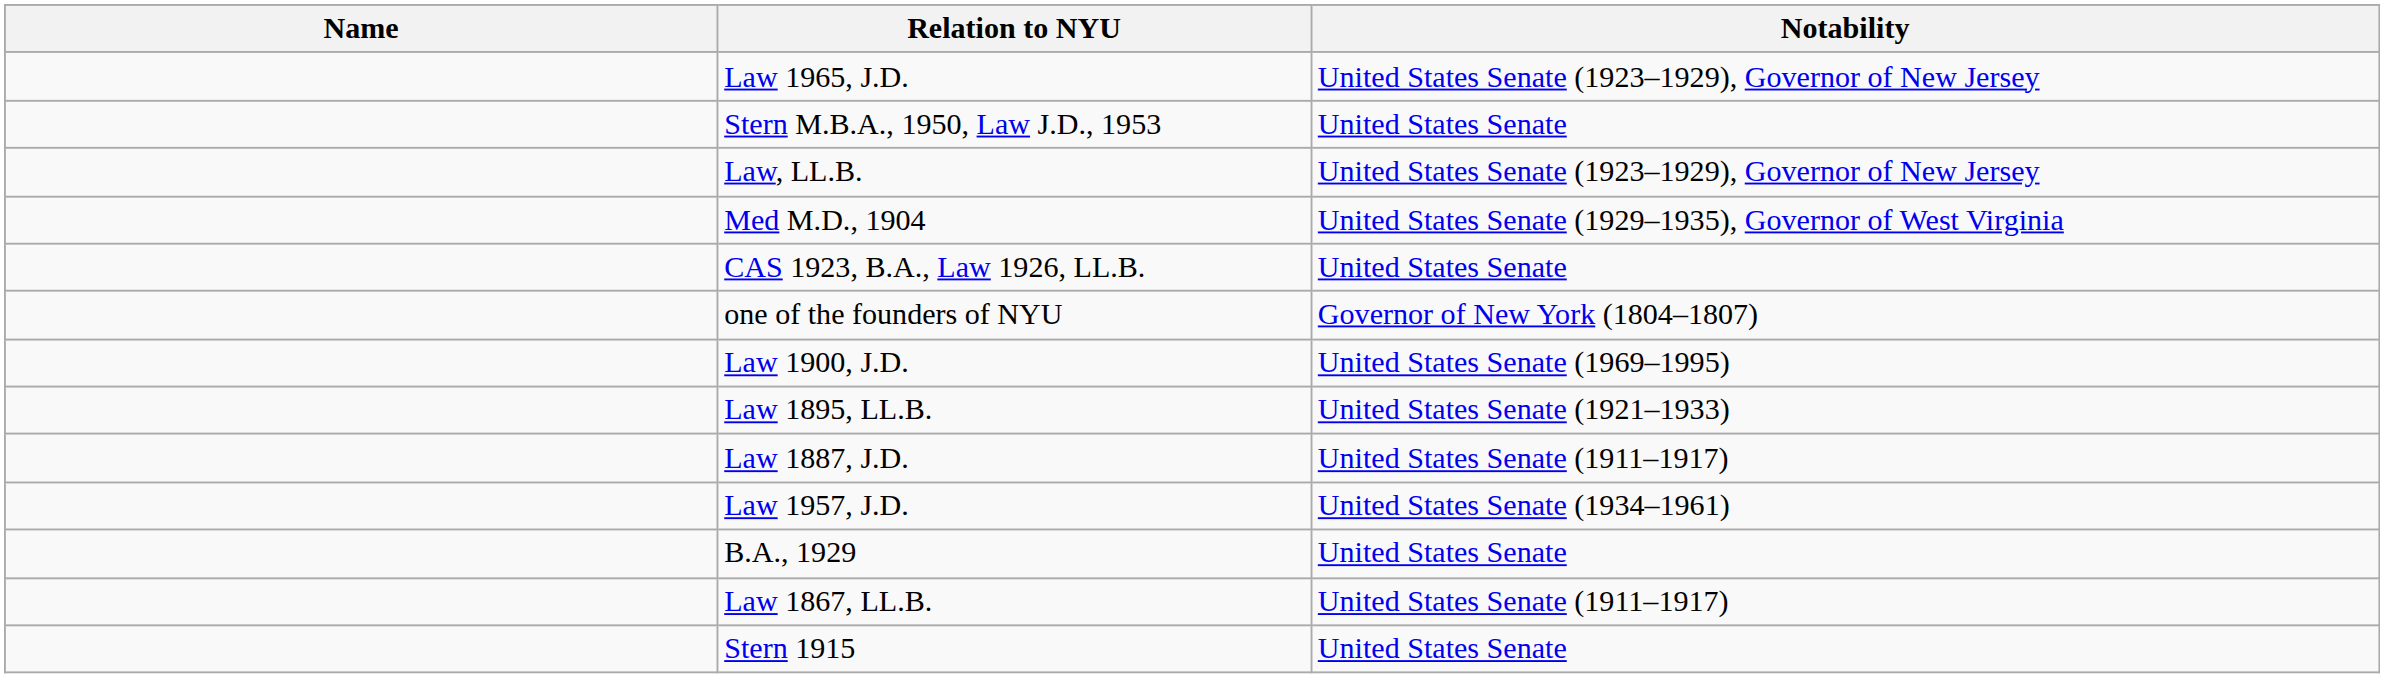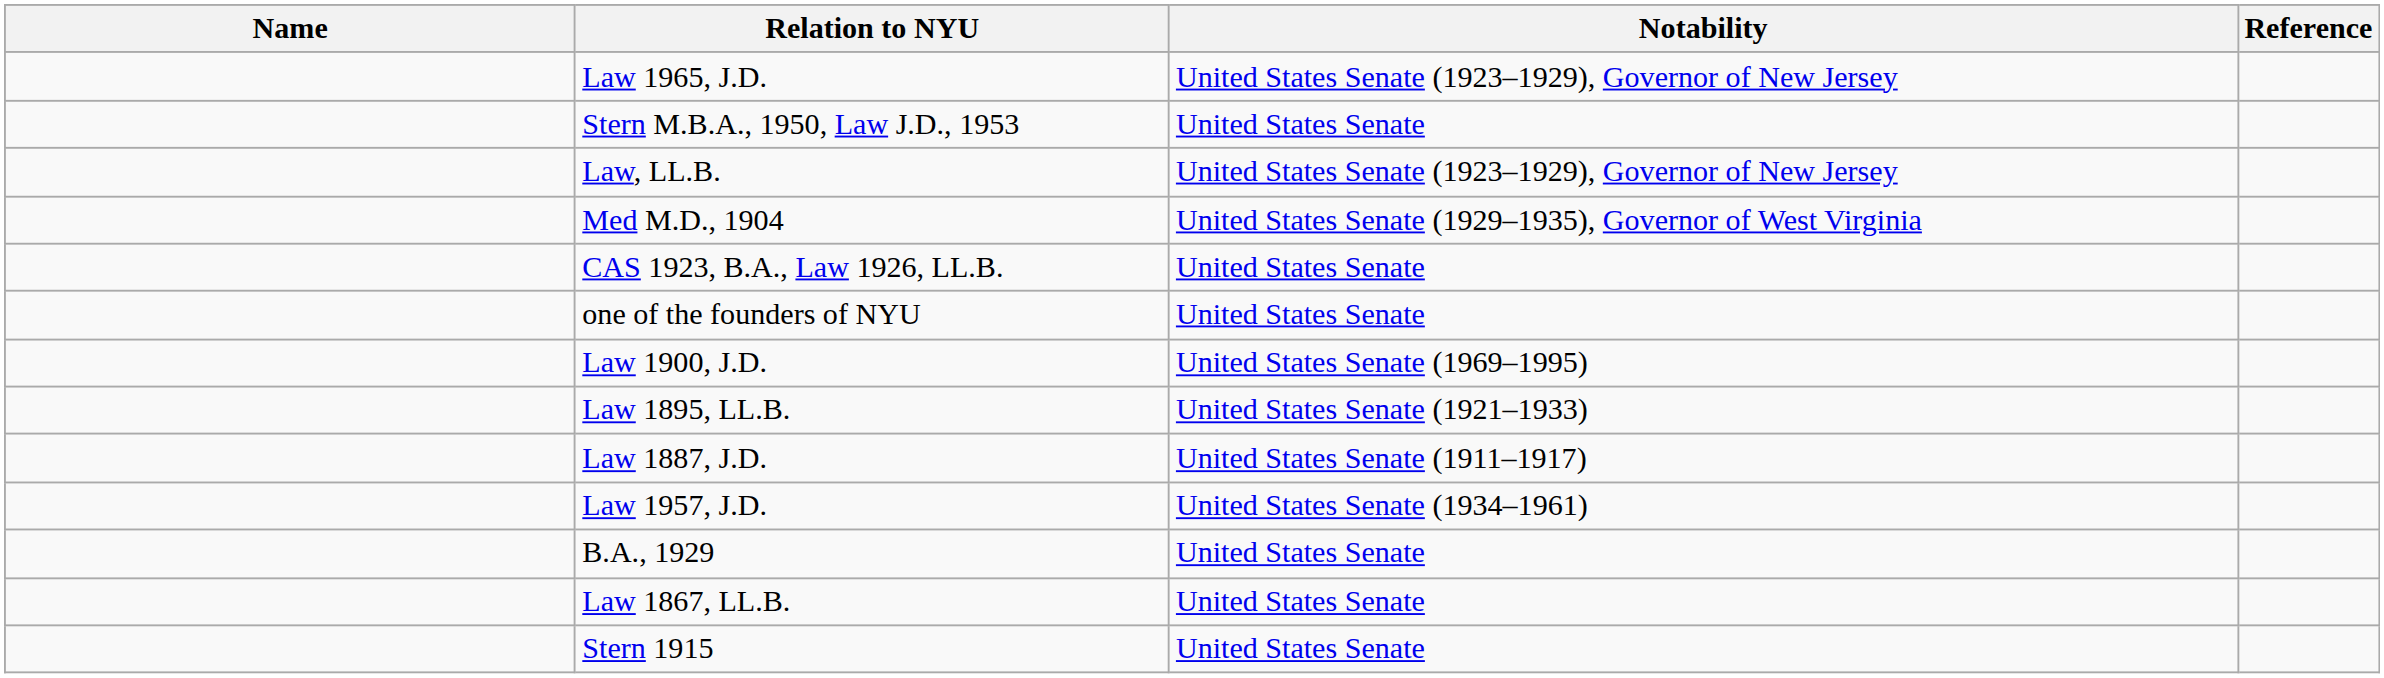+ column: (2308, 28)
(1538, 314) Governor of New York (1804–1807) -> (1300, 314) United States Senate
(1523, 600) United States Senate (1911–1917) -> (1300, 600) United States Senate
